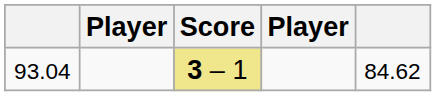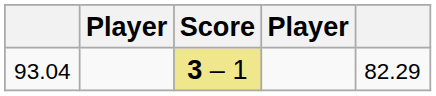(392, 72) 84.62 -> (392, 72) 82.29
